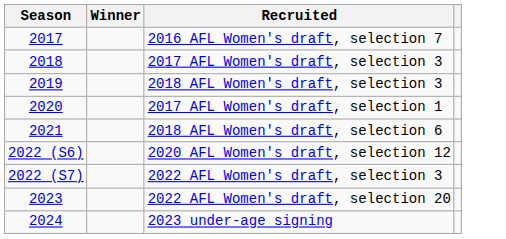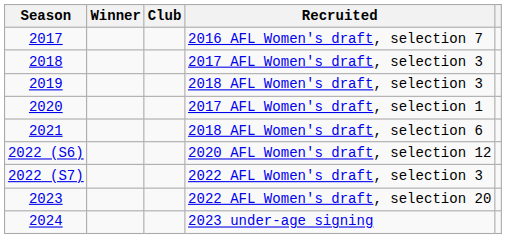+ column: (164, 16)
